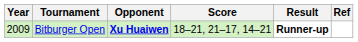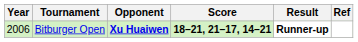(18, 29) 2009 -> (18, 29) 2006
(222, 29) normal -> (222, 29) bold
